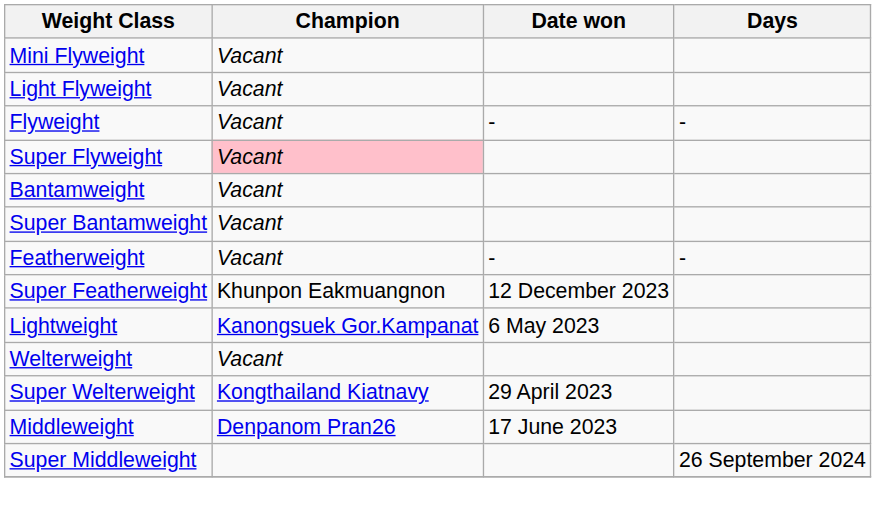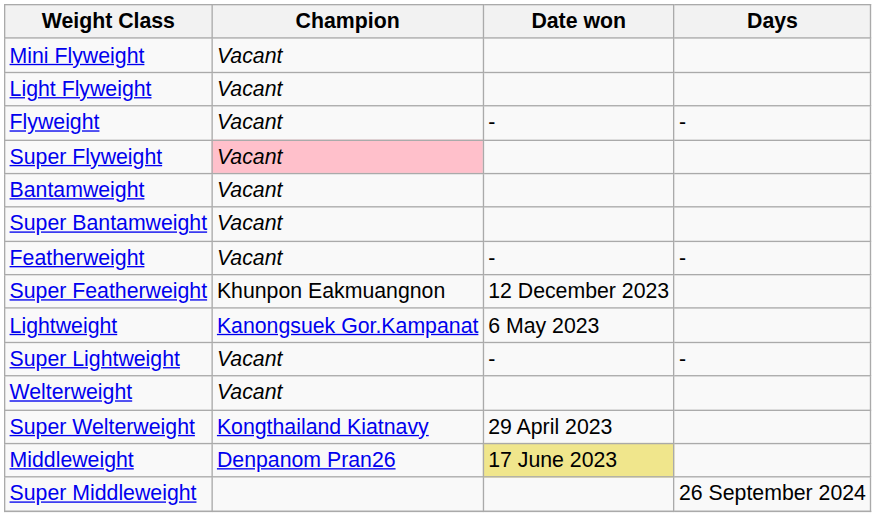+ row: (95, 358)
(553, 426) no background -> (553, 460) khaki background
